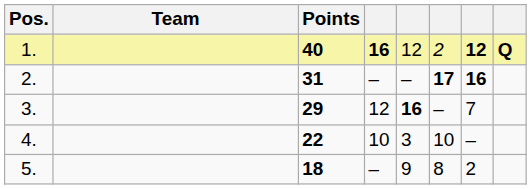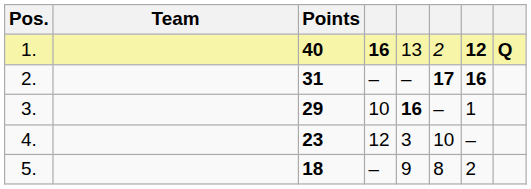(411, 49) 12 -> (411, 49) 13
(379, 109) 12 -> (379, 109) 10
(471, 109) 7 -> (471, 109) 1
(313, 139) 22 -> (313, 139) 23
(379, 139) 10 -> (379, 139) 12
